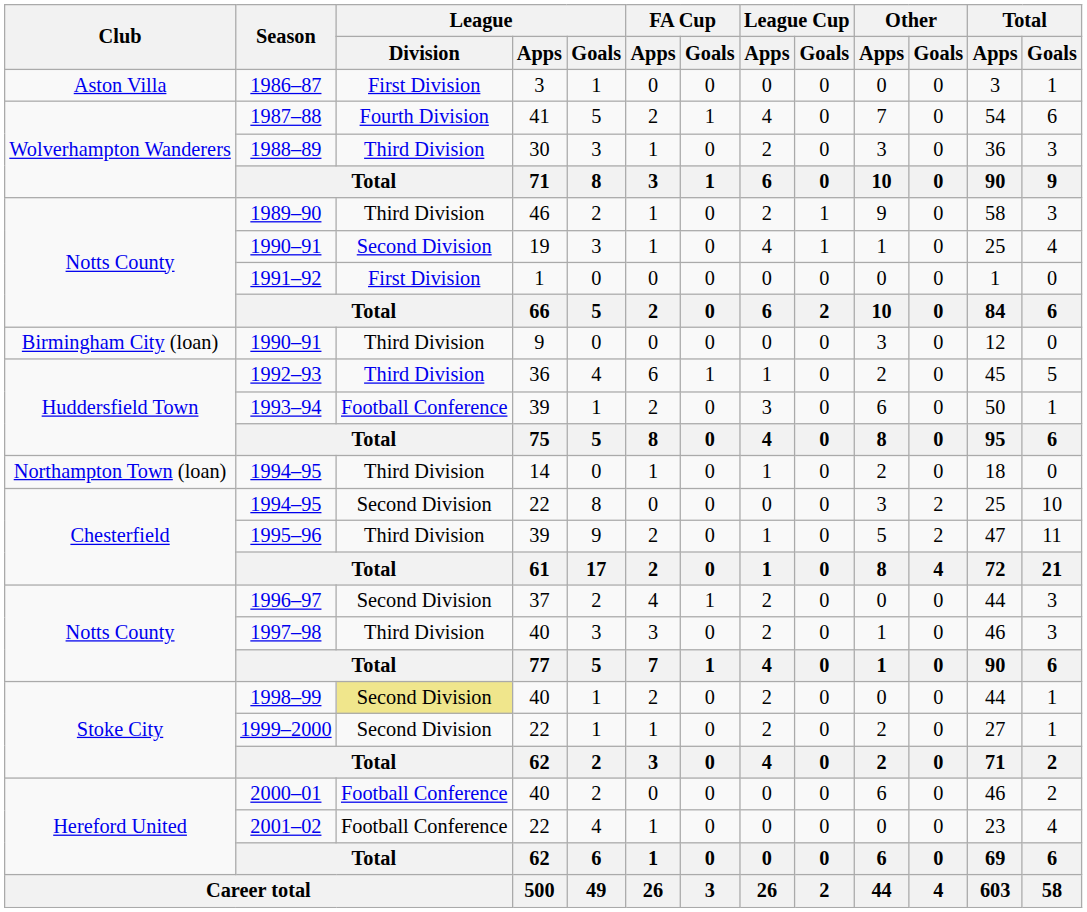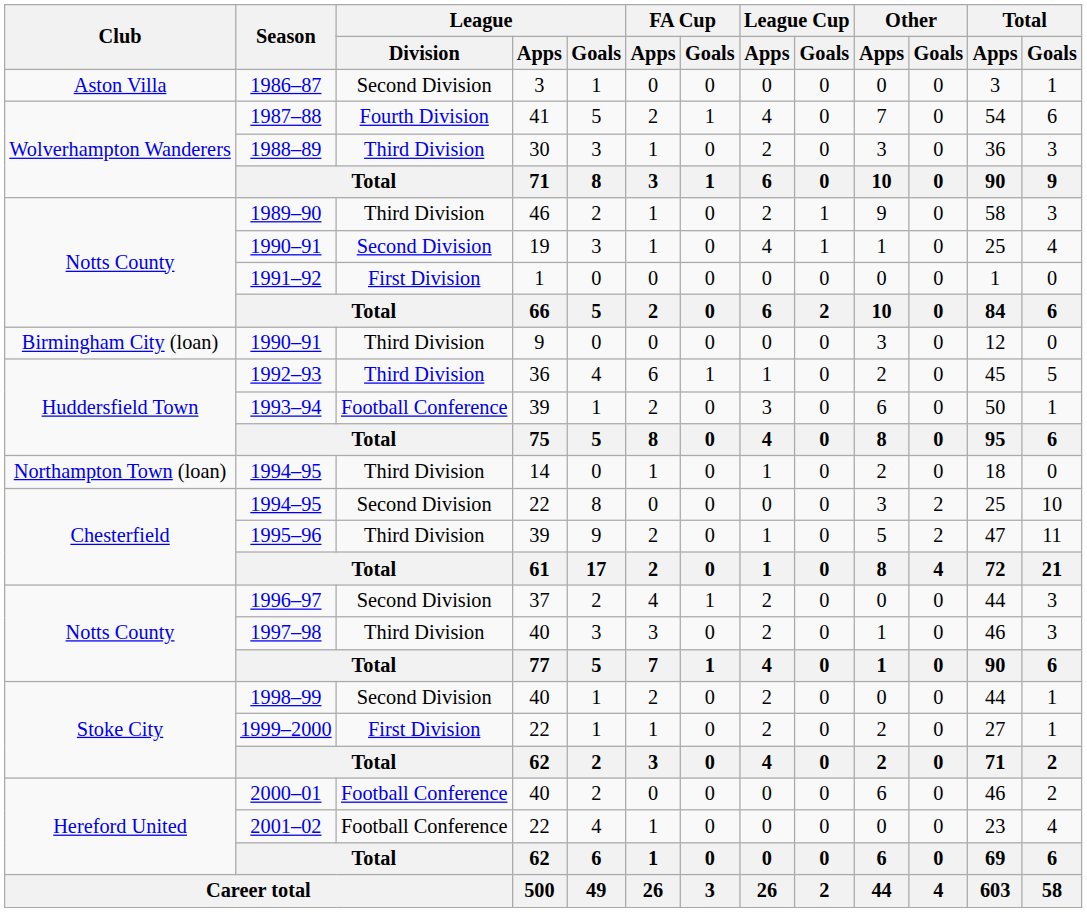(424, 85) First Division -> (424, 85) Second Division
(424, 697) khaki background -> (424, 697) no background
(424, 729) Second Division -> (424, 729) First Division
